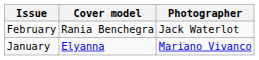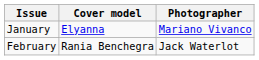rows swapped: (28, 46) <-> (32, 30)
